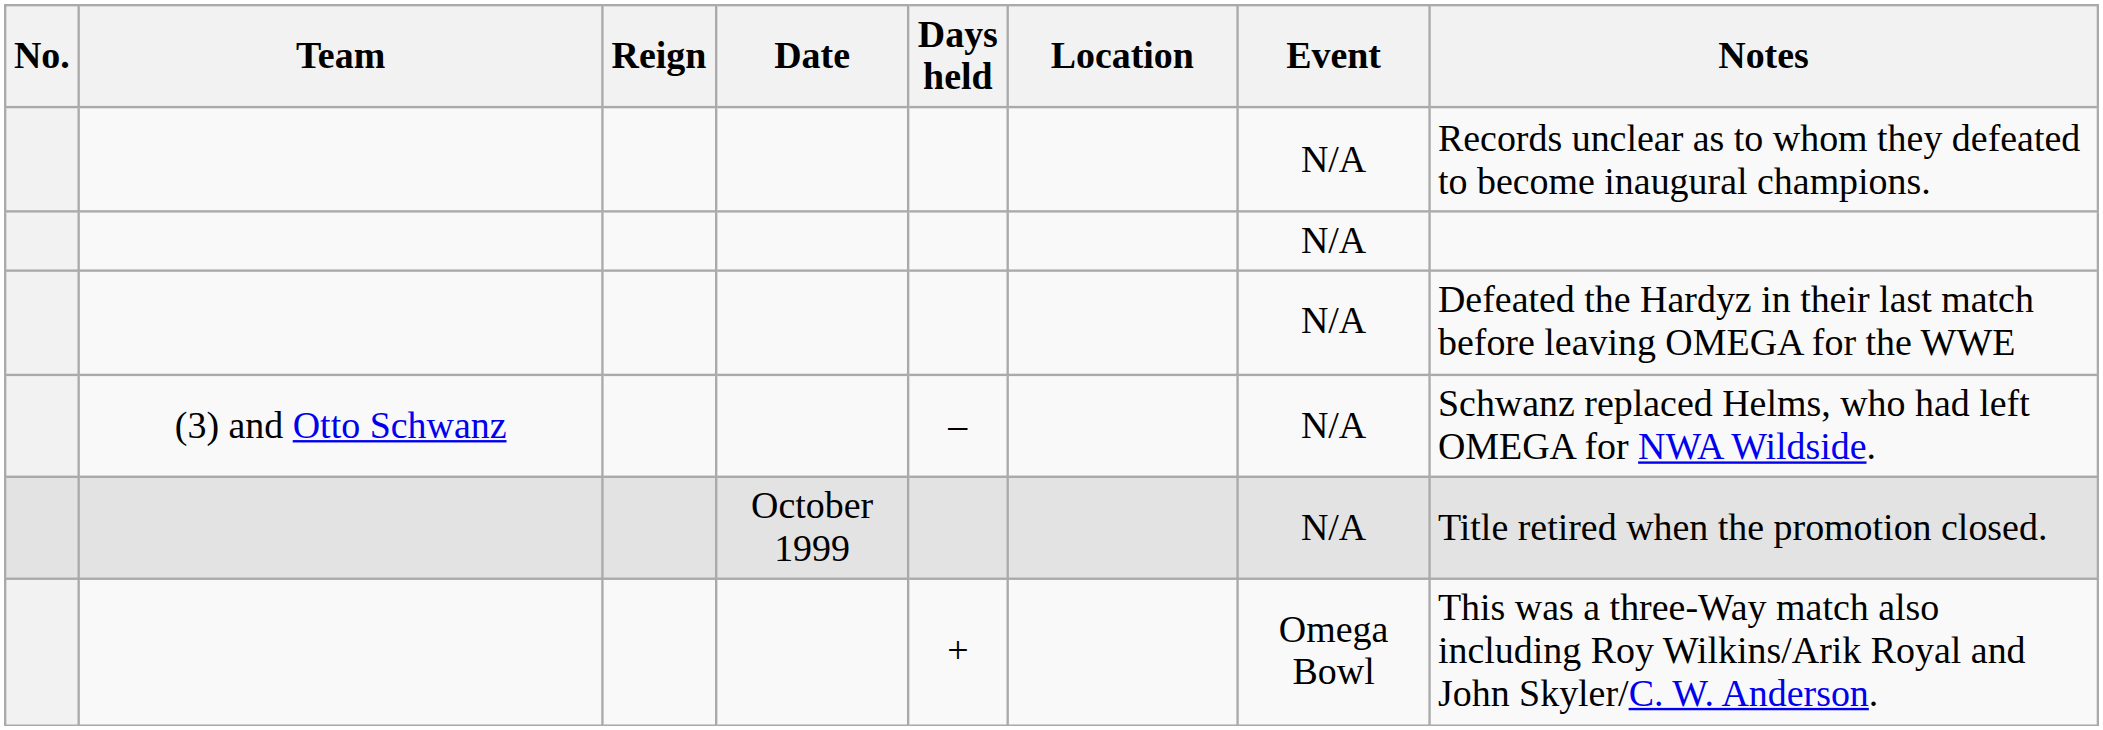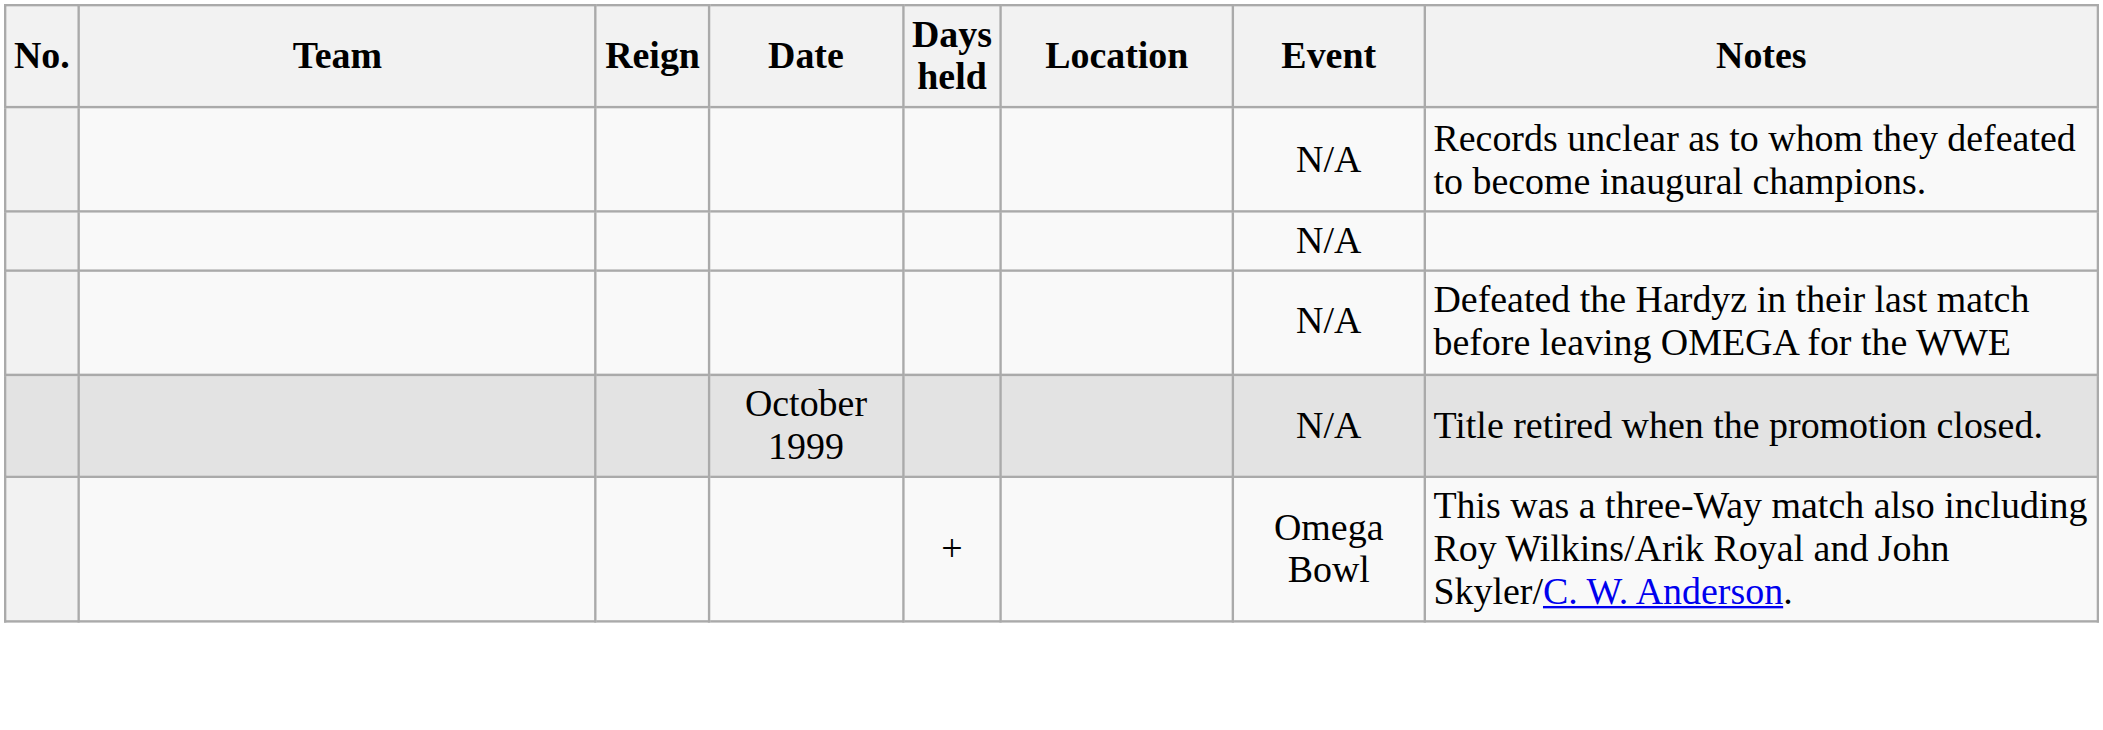- row: (341, 424)
